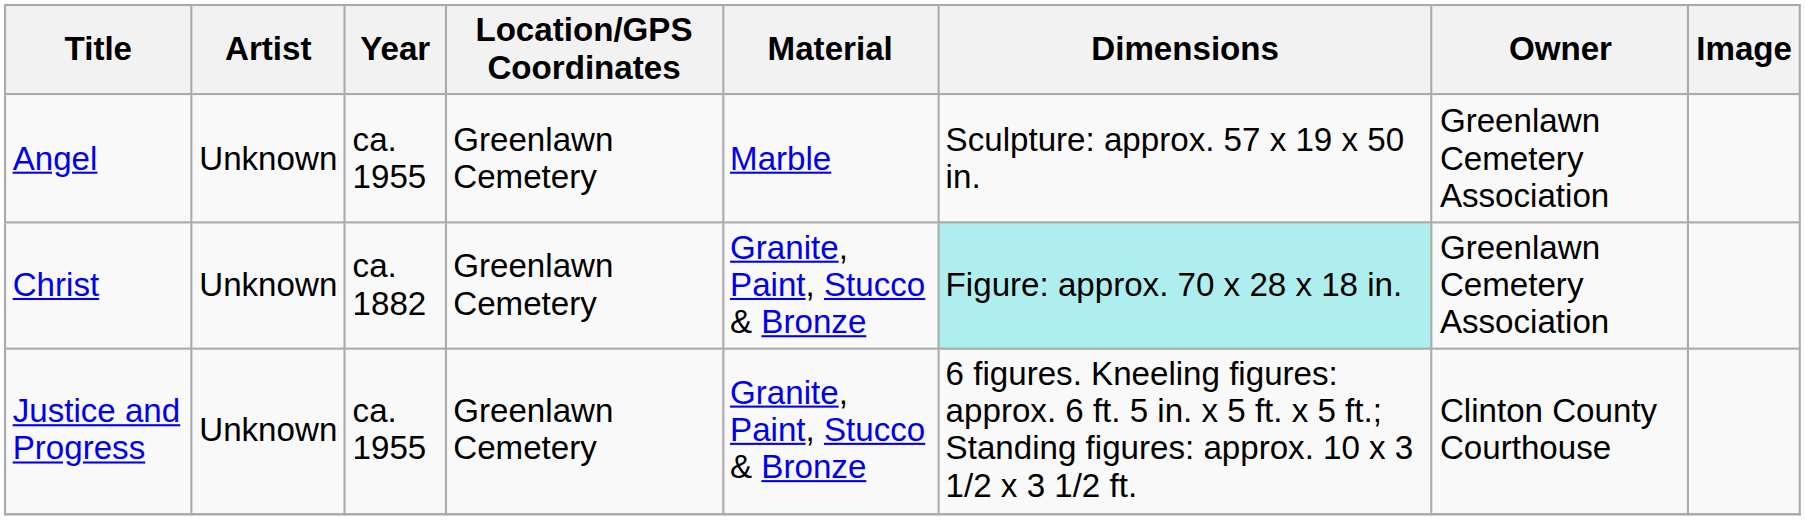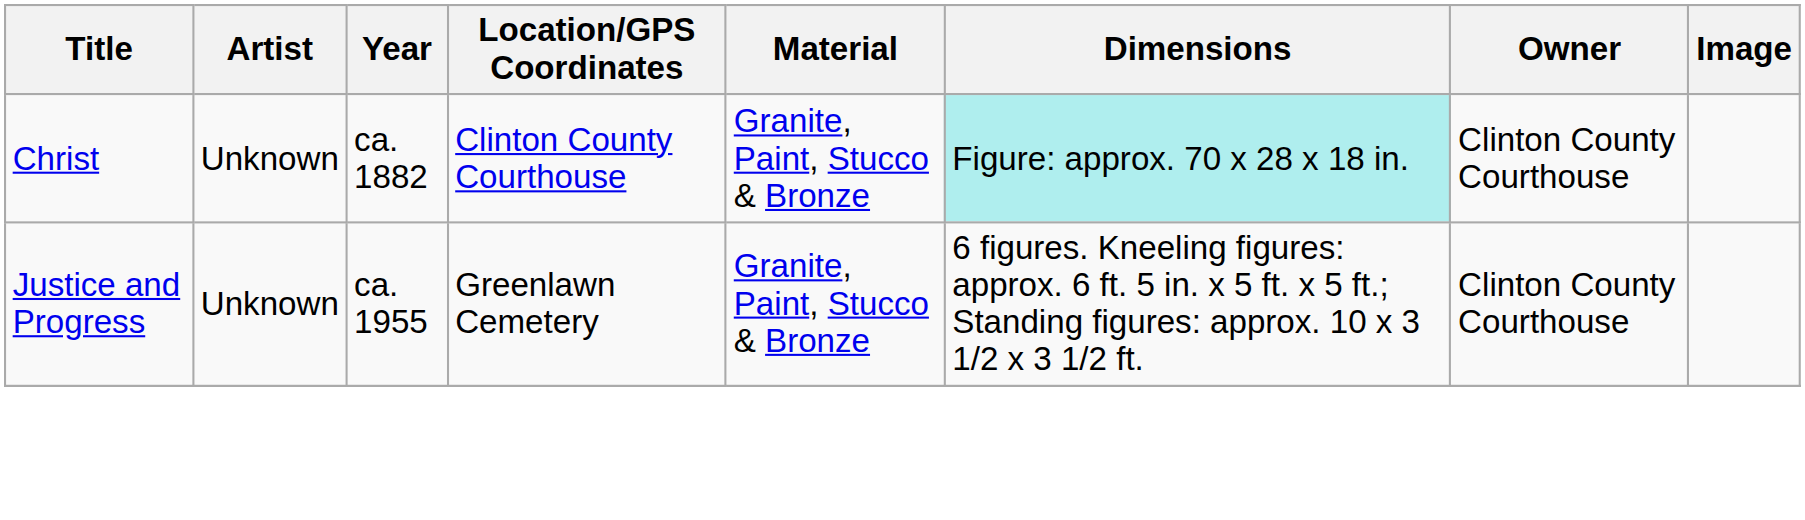- row: (55, 157)
(533, 284) Greenlawn Cemetery -> (564, 157) Clinton County Courthouse
(1525, 284) Greenlawn Cemetery Association -> (1567, 157) Clinton County Courthouse
